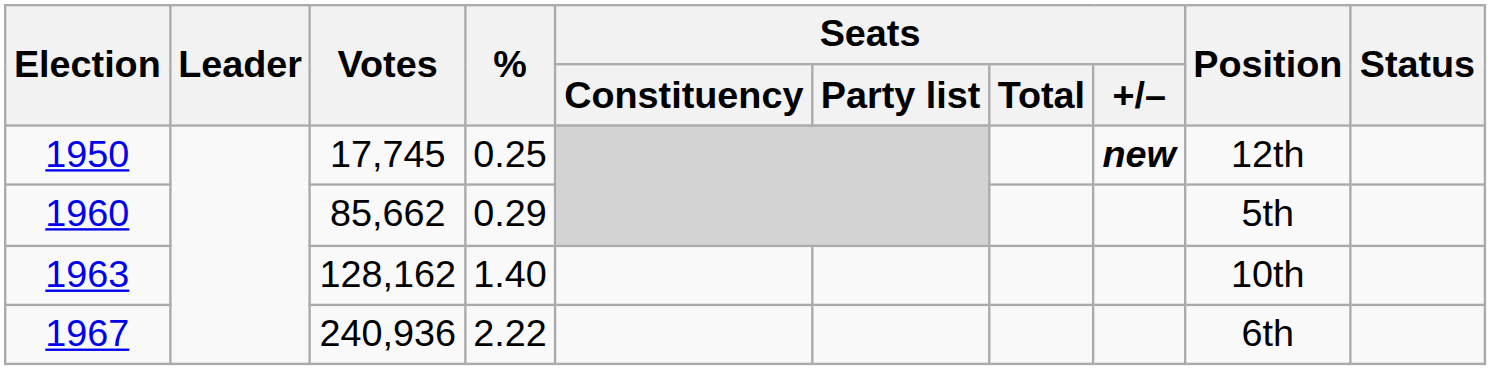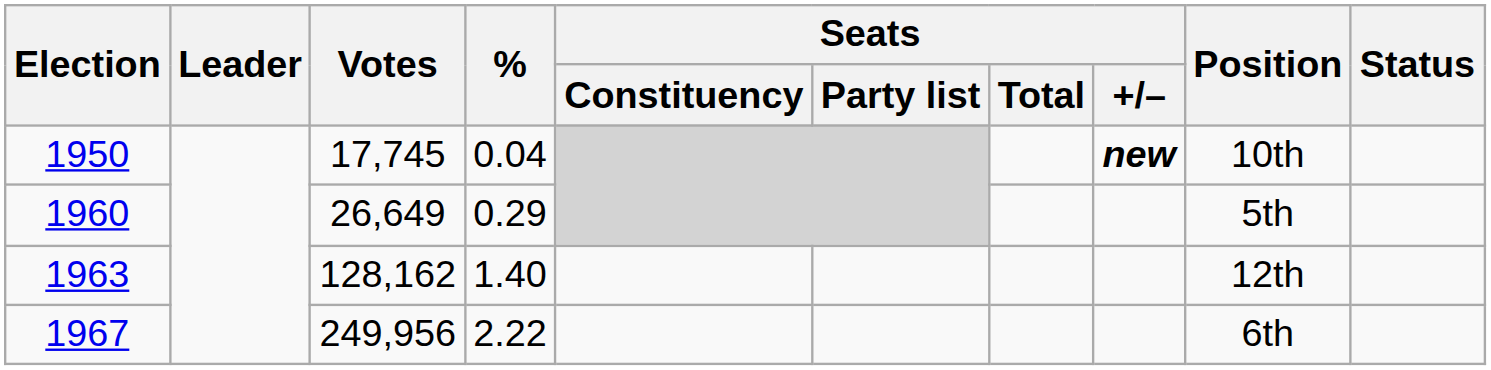(510, 154) 0.25 -> (510, 154) 0.04
(1268, 154) 12th -> (1268, 154) 10th
(388, 214) 85,662 -> (388, 214) 26,649
(1268, 273) 10th -> (1268, 273) 12th
(388, 333) 240,936 -> (388, 333) 249,956
